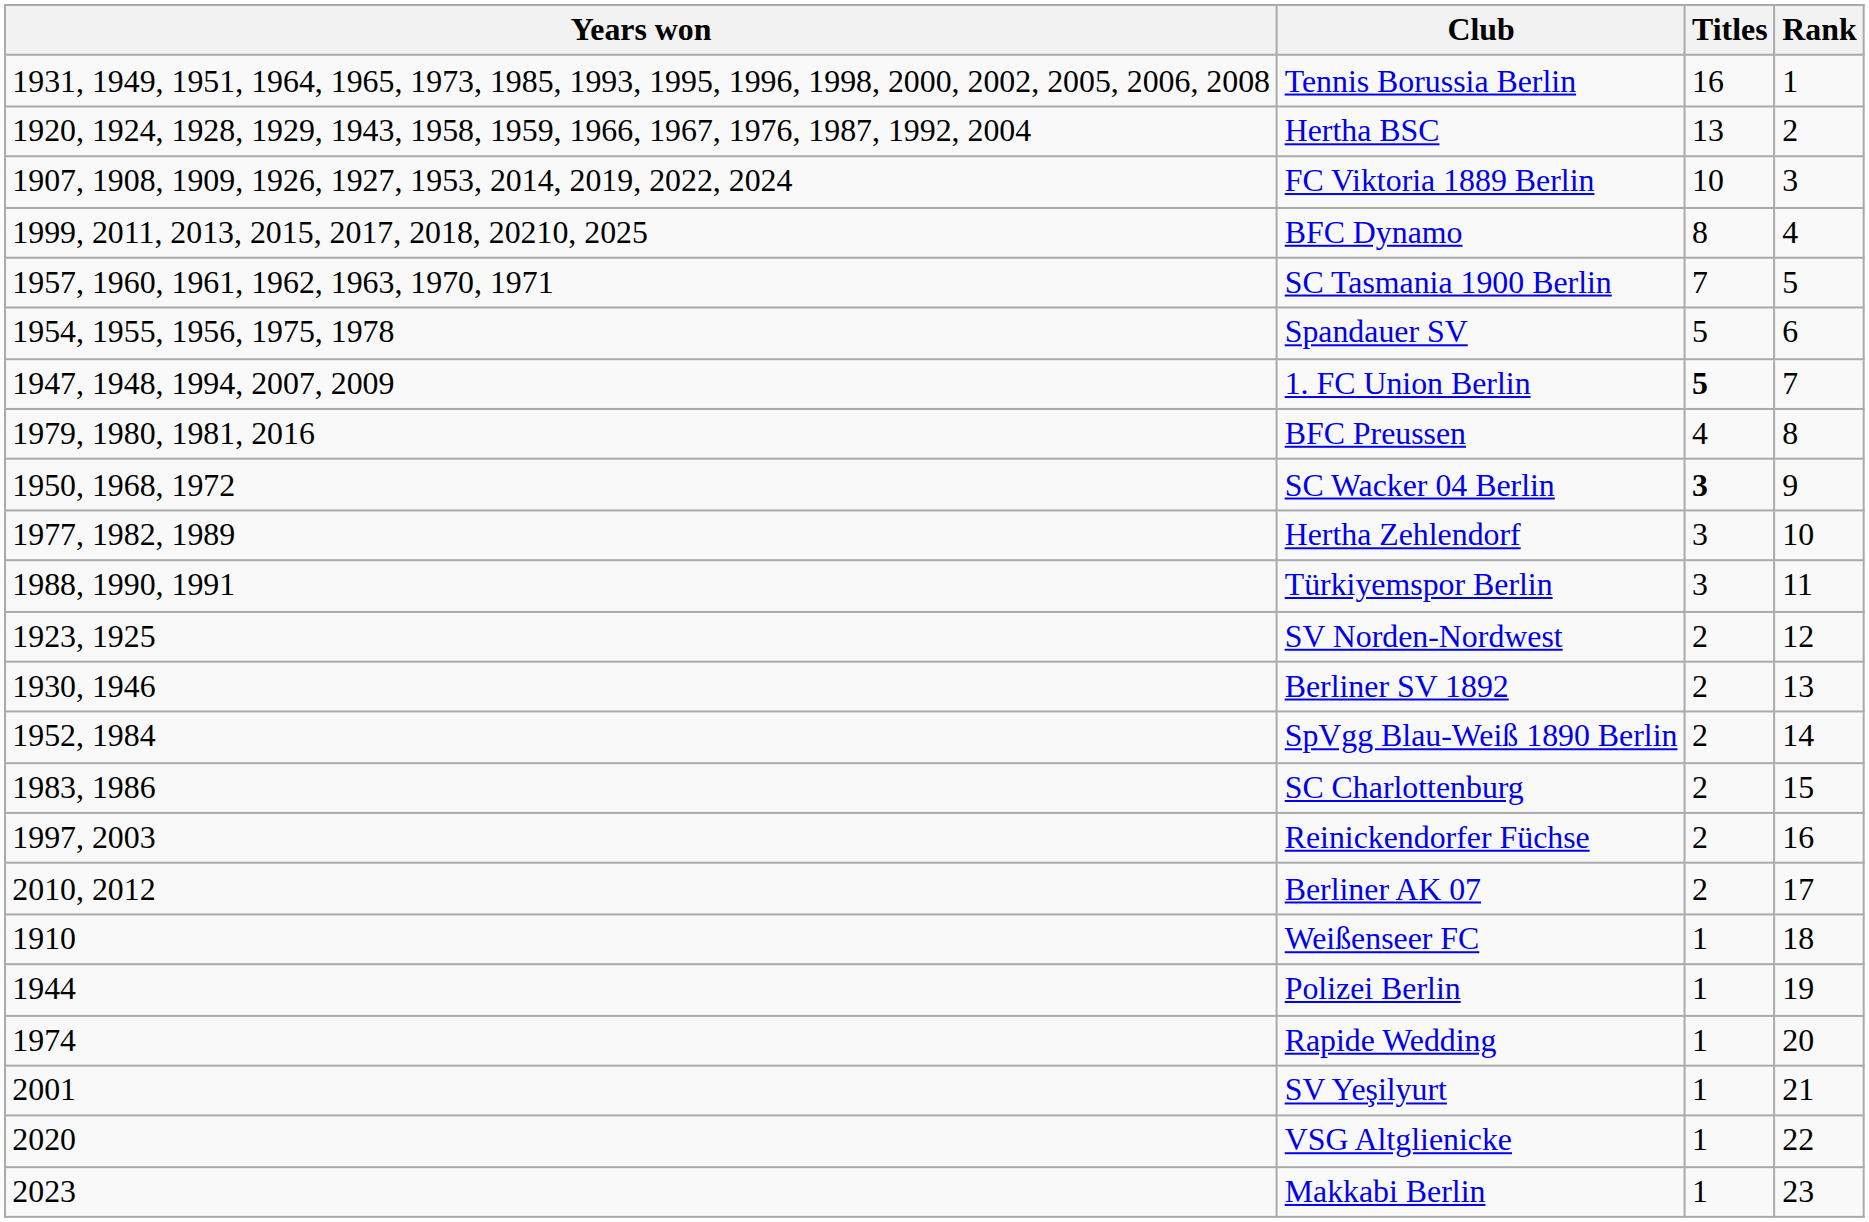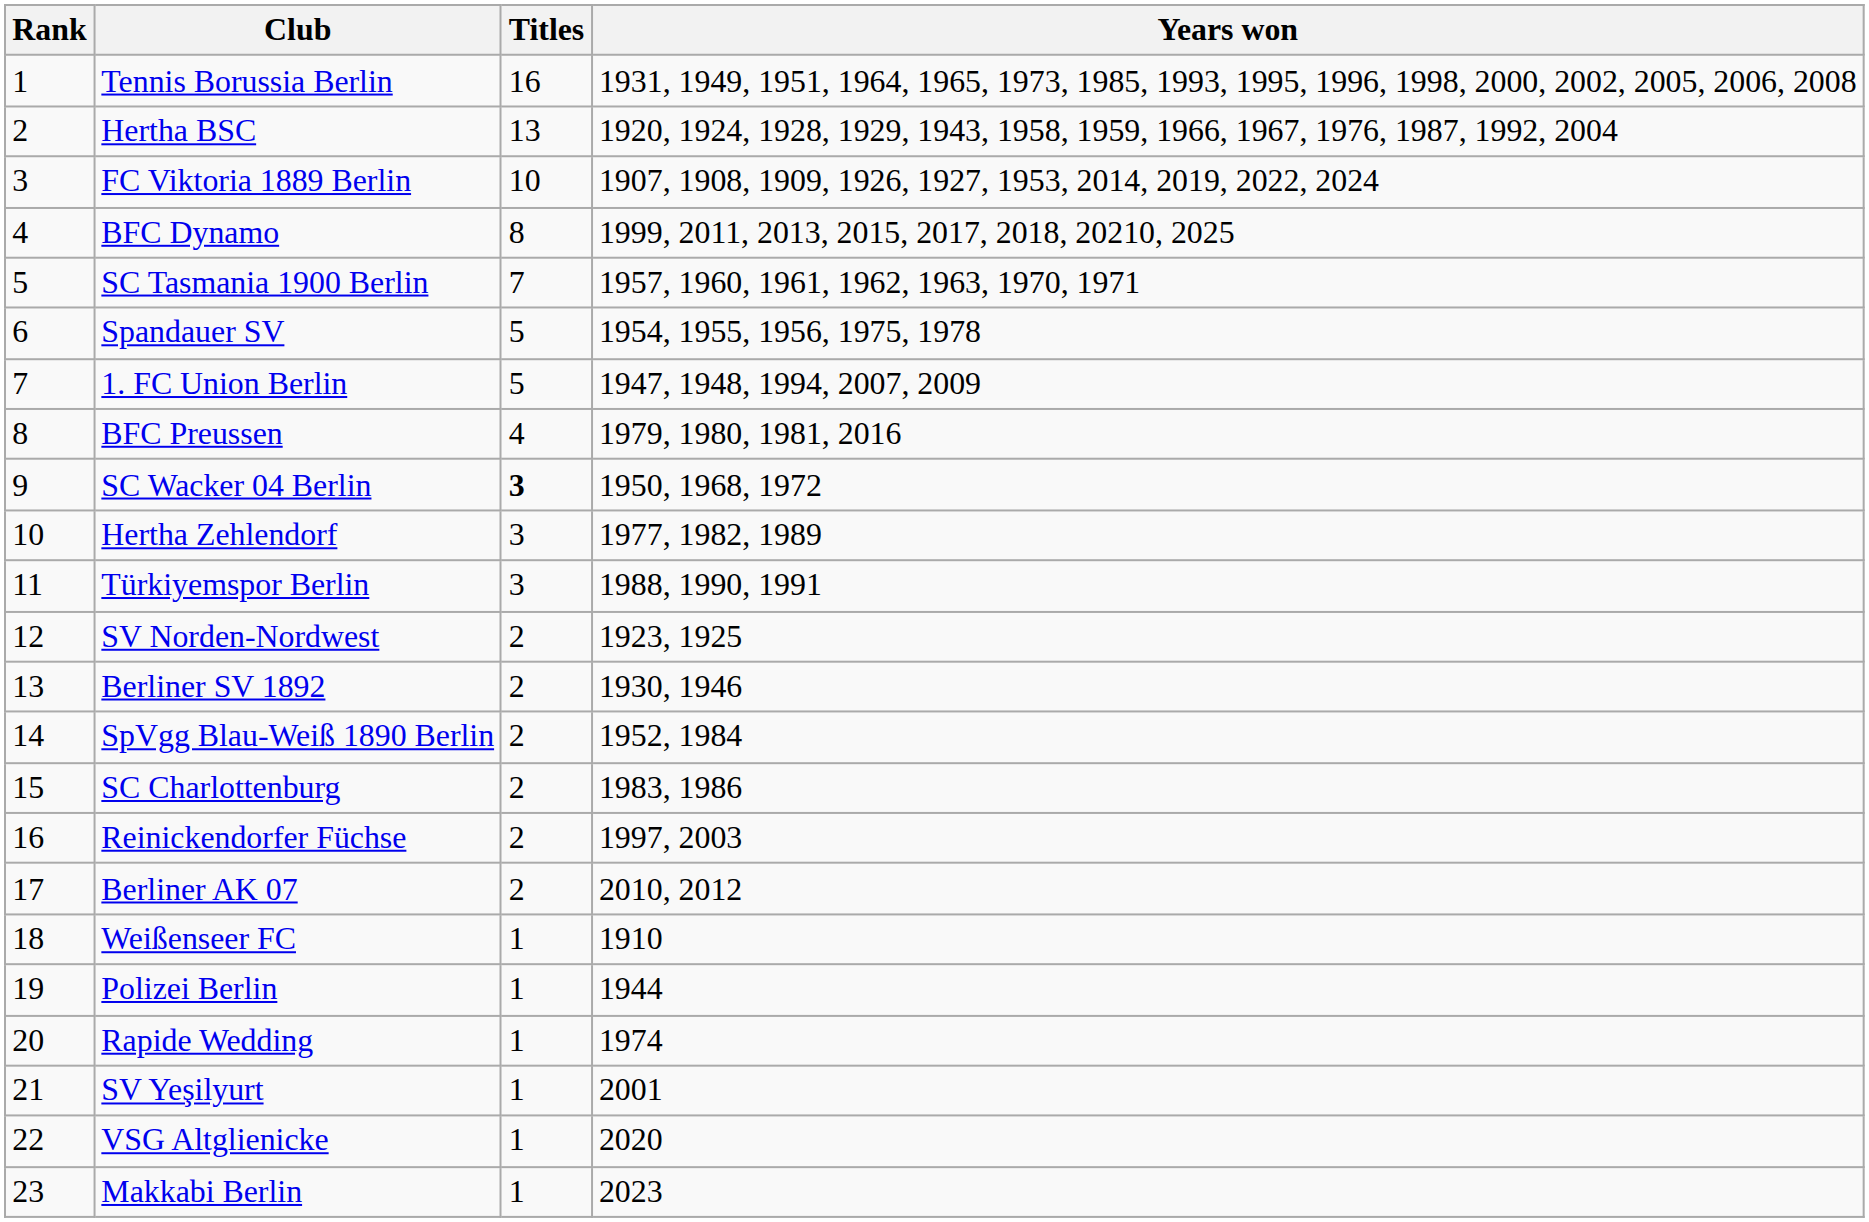columns swapped: (1819, 29) <-> (641, 29)
(1700, 383) bold -> (517, 383) normal
